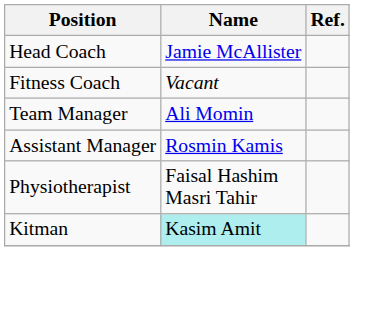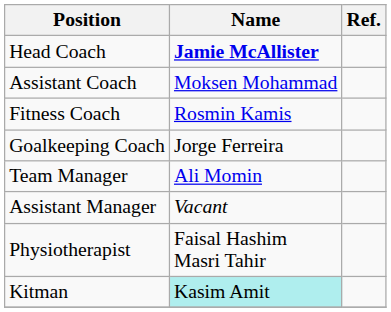(233, 51) normal -> (246, 51) bold
+ row: (73, 82)
(192, 82) Vacant -> (233, 113) Rosmin Kamis
+ row: (87, 144)
(224, 144) Rosmin Kamis -> (201, 207) Vacant
